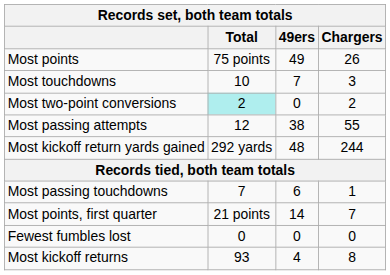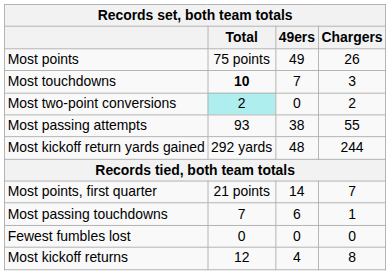(242, 81) normal -> (242, 81) bold
(242, 125) 12 -> (242, 125) 93
rows swapped: (82, 214) <-> (88, 192)
(242, 258) 93 -> (242, 258) 12
